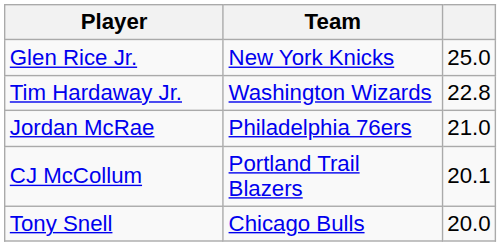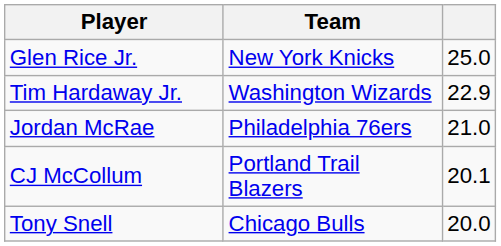(469, 92) 22.8 -> (469, 92) 22.9
